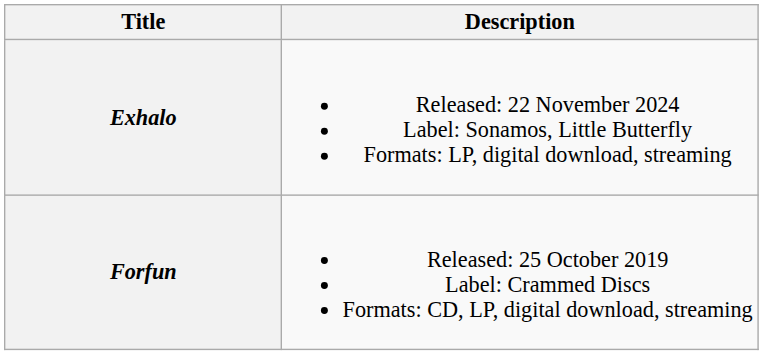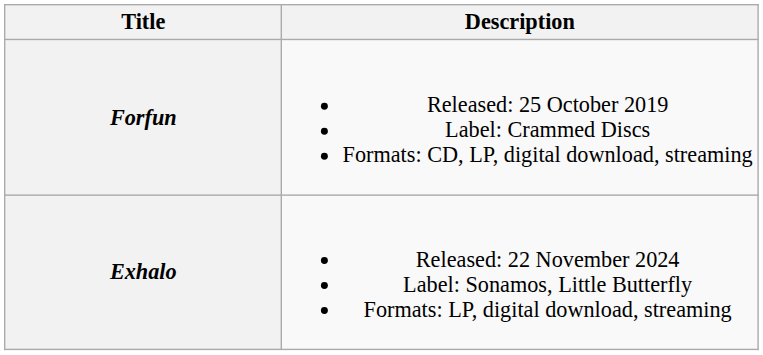rows swapped: (143, 271) <-> (143, 117)
